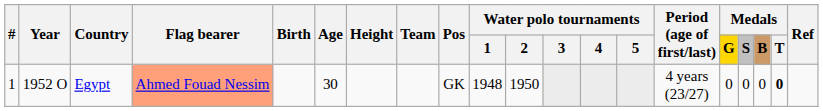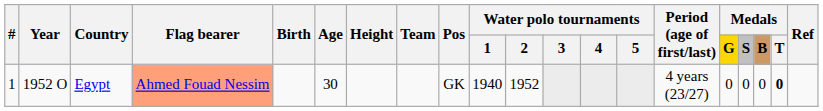(487, 85) 1948 -> (487, 85) 1940
(524, 85) 1950 -> (524, 85) 1952
